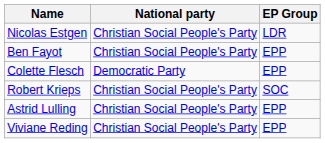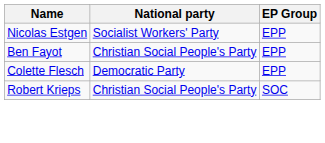(175, 33) Christian Social People's Party -> (156, 33) Socialist Workers' Party
(274, 33) LDR -> (274, 33) EPP
- row: (41, 109)
- row: (47, 128)
